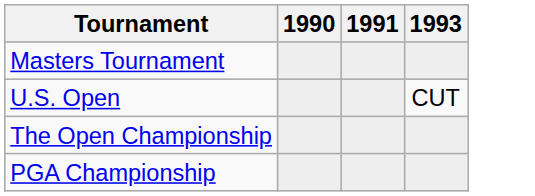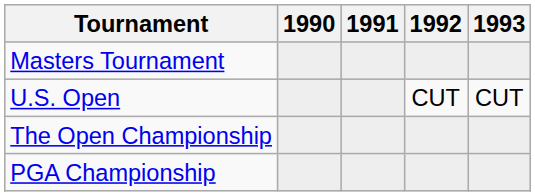+ column: (436, 24)
